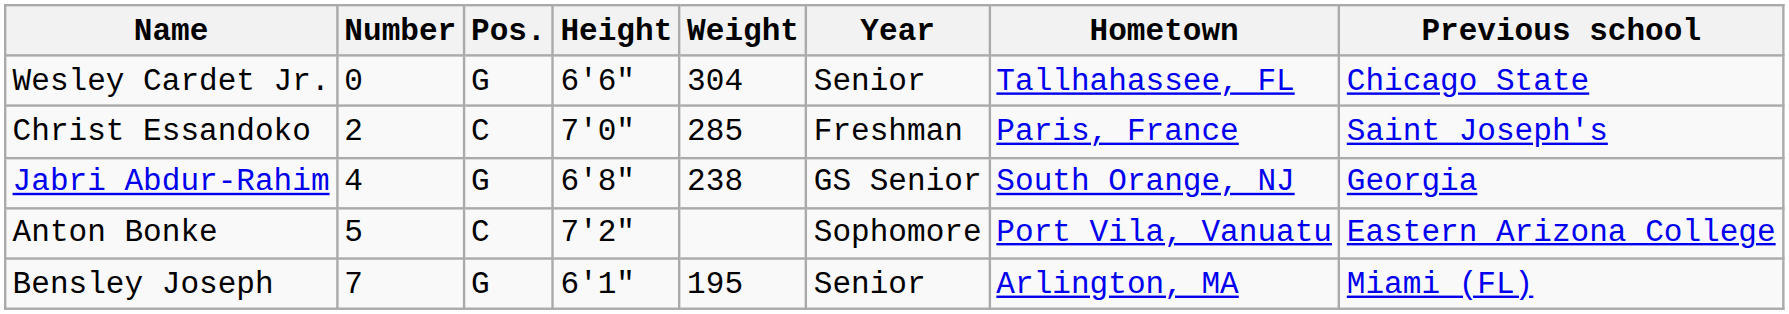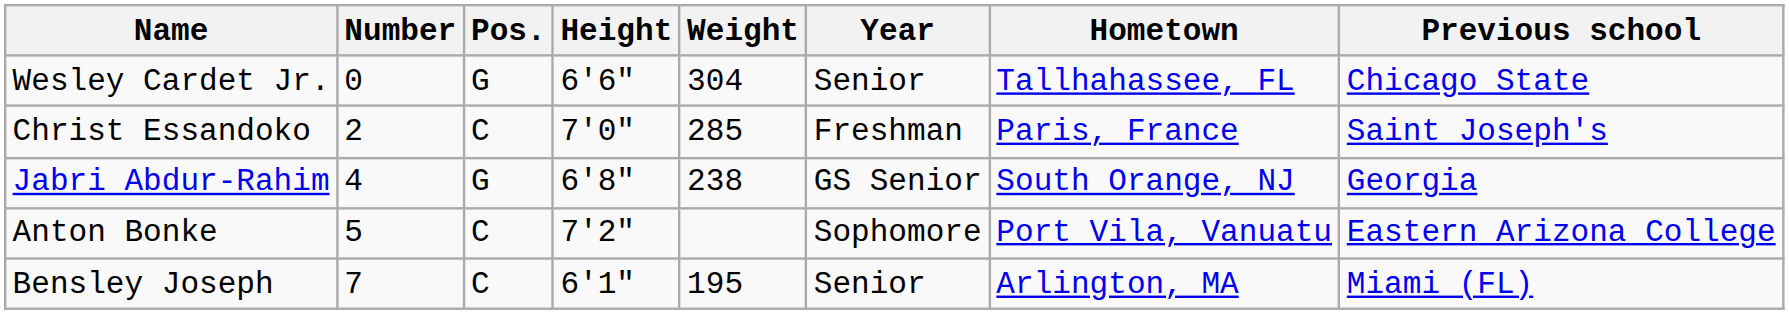(480, 284) G -> (480, 284) C
